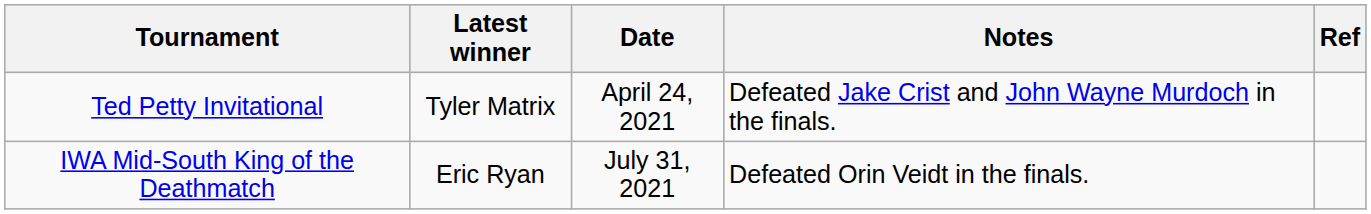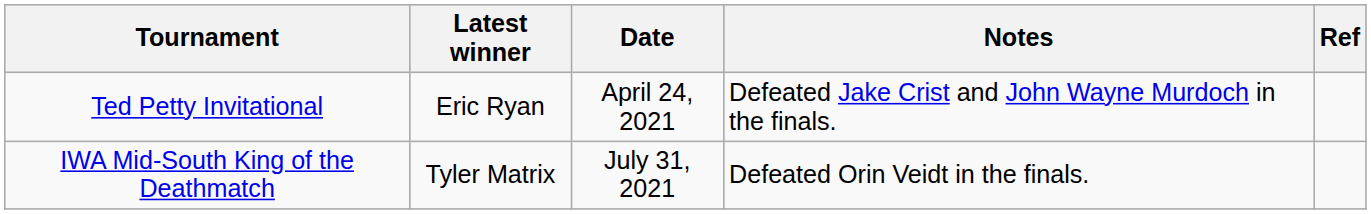(490, 106) Tyler Matrix -> (490, 106) Eric Ryan
(490, 174) Eric Ryan -> (490, 174) Tyler Matrix
